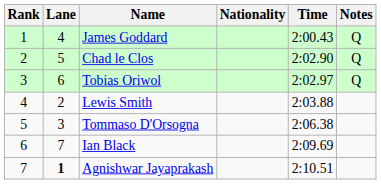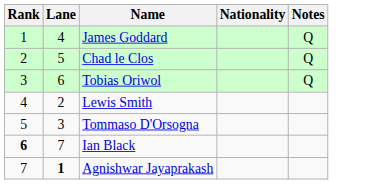- column: (313, 15)
(24, 146) normal -> (24, 146) bold
